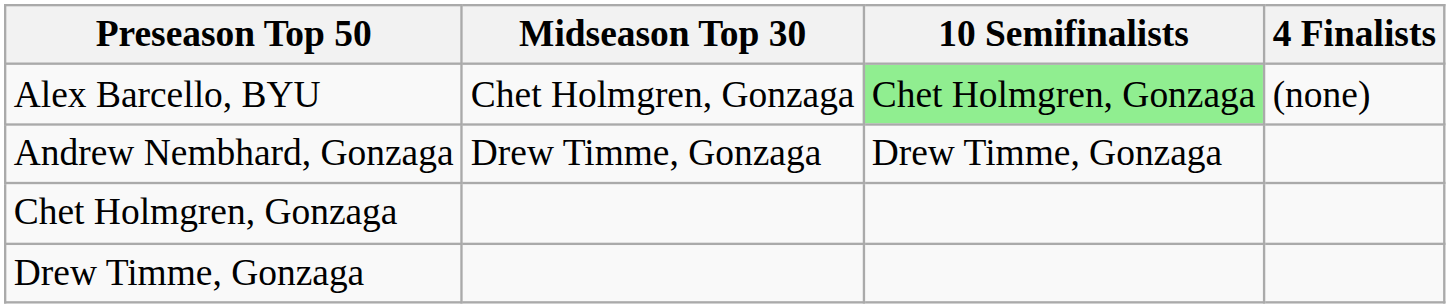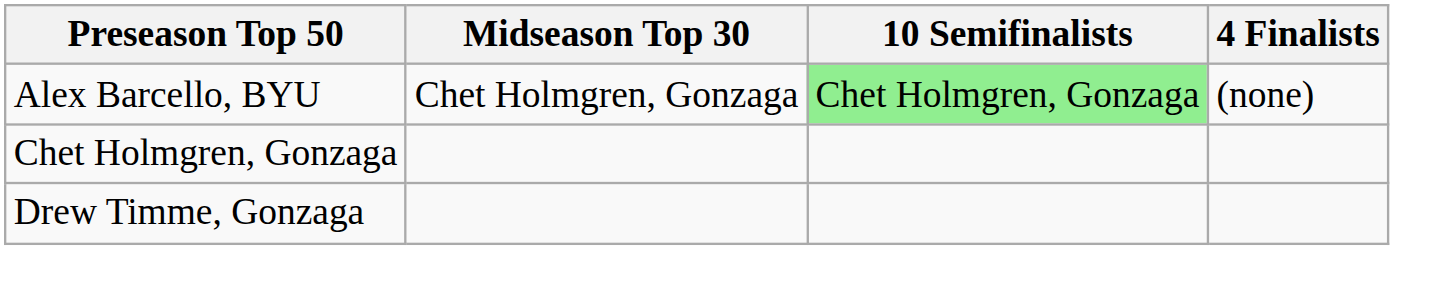- row: (234, 152)
